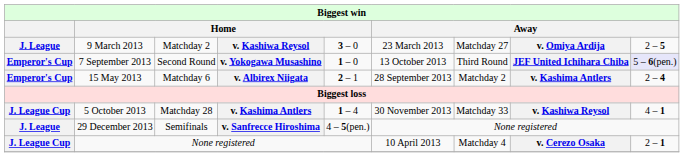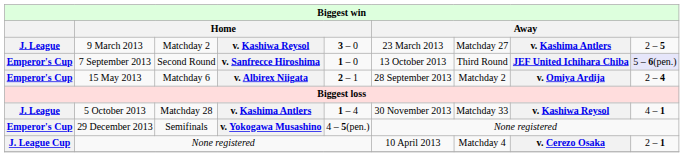(571, 45) v. Omiya Ardija -> (571, 45) v. Kashima Antlers
(271, 61) v. Yokogawa Musashino -> (271, 61) v. Sanfrecce Hiroshima
(571, 77) v. Kashima Antlers -> (571, 77) v. Omiya Ardija
(40, 110) J. League Cup -> (40, 110) J. League
(40, 126) J. League -> (40, 126) Emperor's Cup
(271, 126) v. Sanfrecce Hiroshima -> (271, 126) v. Yokogawa Musashino
